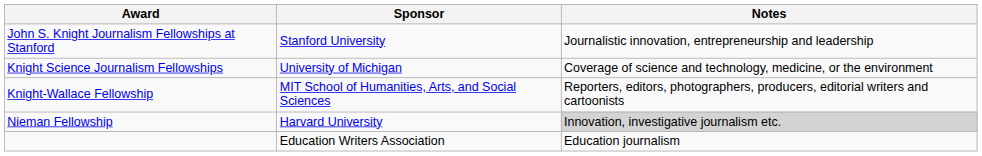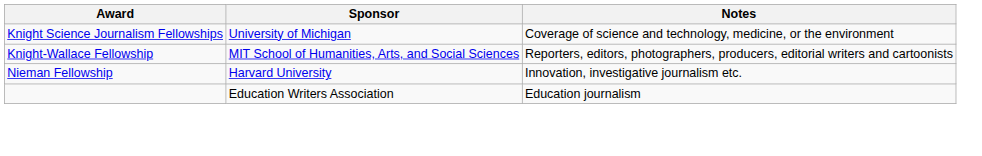- row: (121, 41)
(673, 121) lightgrey background -> (633, 73) no background
